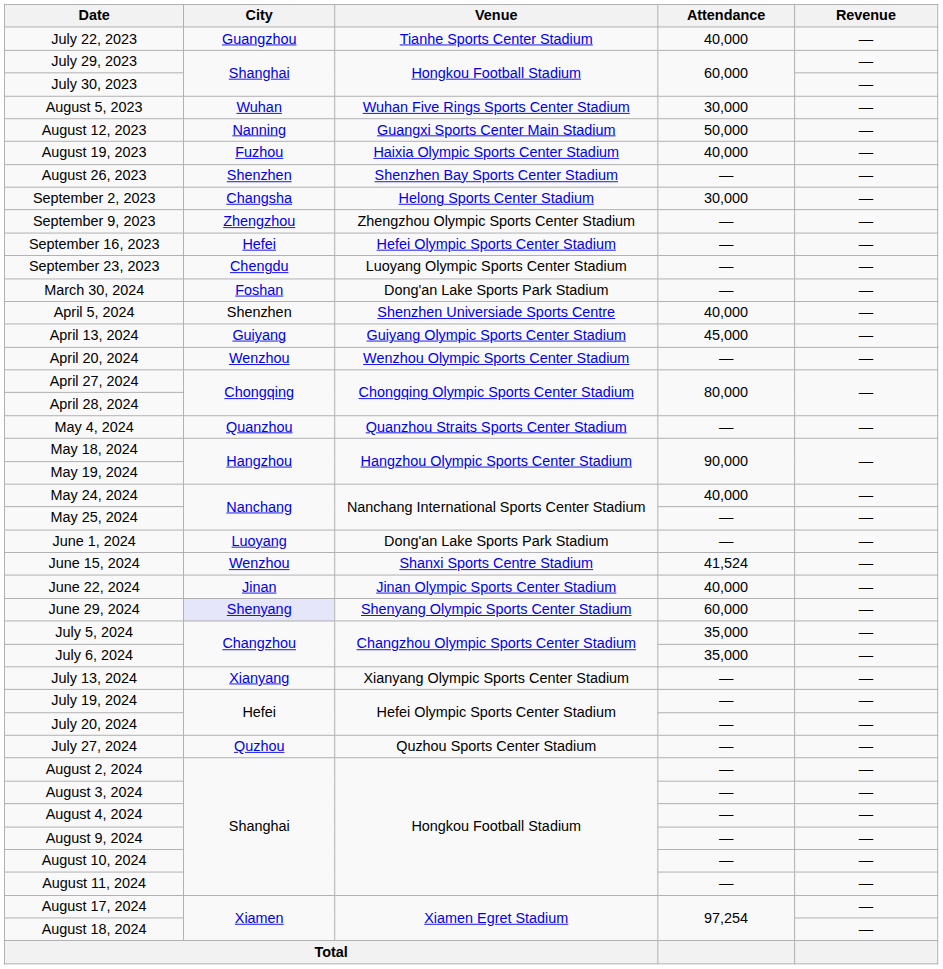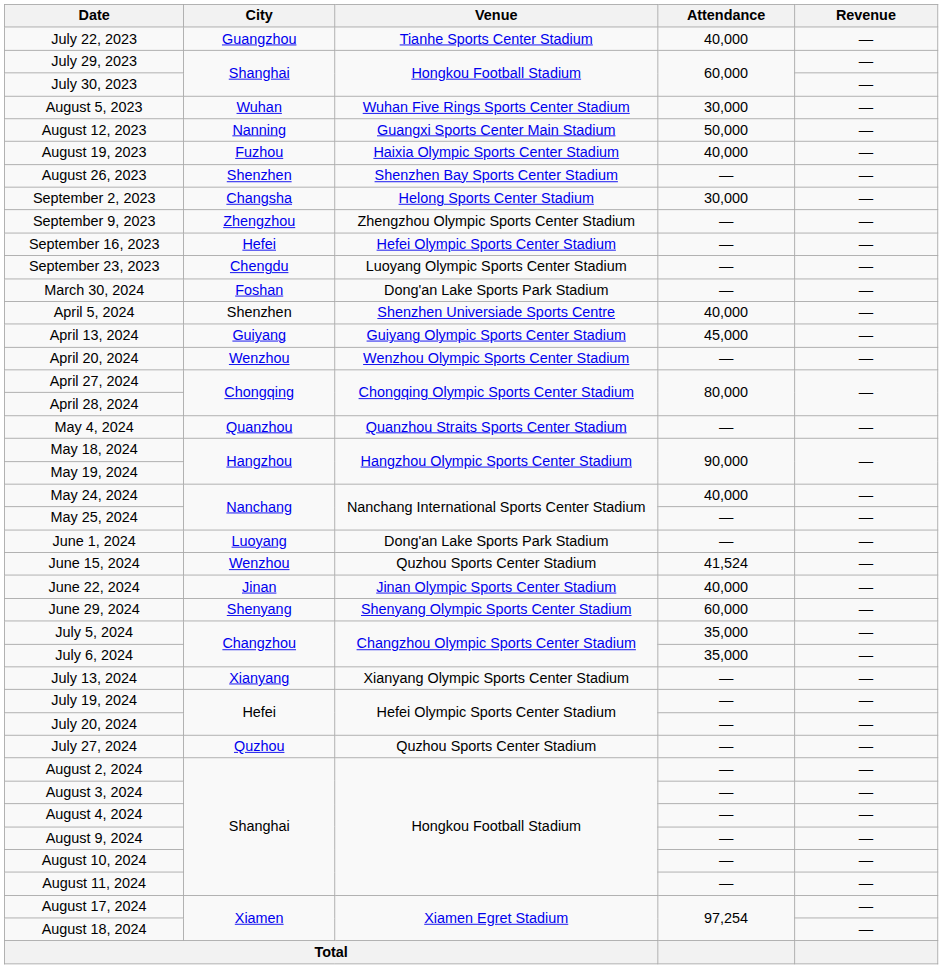(496, 564) Shanxi Sports Centre Stadium -> (496, 564) Quzhou Sports Center Stadium
(259, 609) lavender background -> (259, 609) no background
